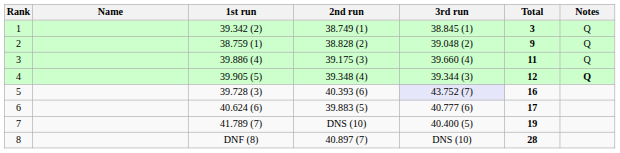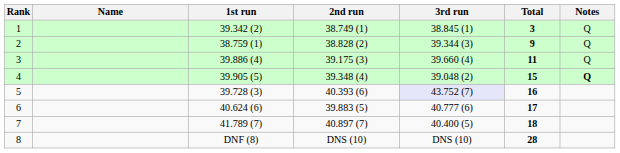(452, 44) 39.048 (2) -> (452, 44) 39.344 (3)
(452, 76) 39.344 (3) -> (452, 76) 39.048 (2)
(532, 76) 12 -> (532, 76) 15
(347, 124) DNS (10) -> (347, 124) 40.897 (7)
(532, 124) 19 -> (532, 124) 18
(347, 140) 40.897 (7) -> (347, 140) DNS (10)
